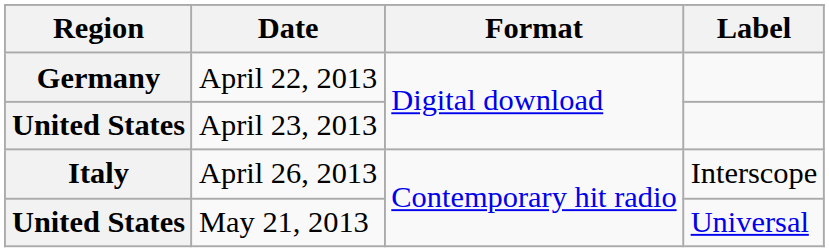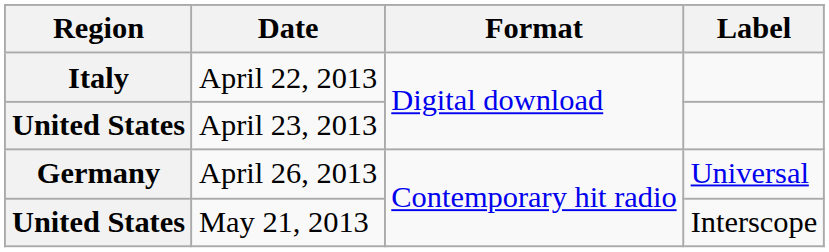(98, 76) Germany -> (98, 76) Italy
(98, 173) Italy -> (98, 173) Germany
(754, 173) Interscope -> (750, 173) Universal
(750, 221) Universal -> (754, 221) Interscope
